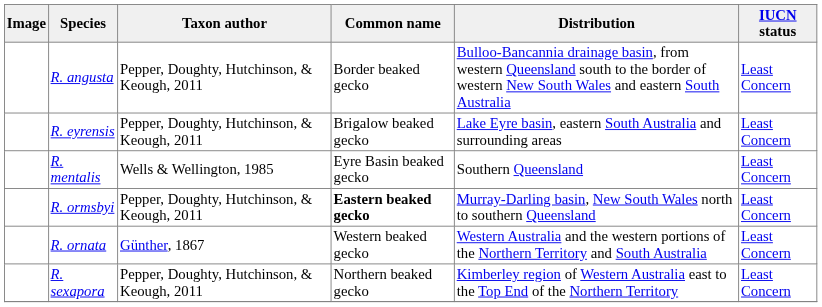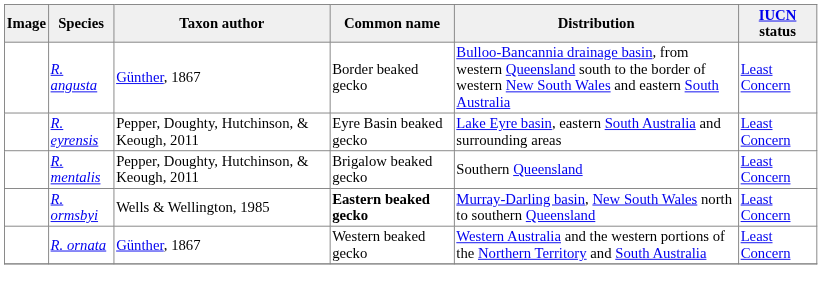(216, 77) Pepper, Doughty, Hutchinson, & Keough, 2011 -> (158, 77) Günther, 1867
(384, 131) Brigalow beaked gecko -> (387, 131) Eyre Basin beaked gecko
(197, 169) Wells & Wellington, 1985 -> (212, 169) Pepper, Doughty, Hutchinson, & Keough, 2011
(389, 169) Eyre Basin beaked gecko -> (382, 169) Brigalow beaked gecko
(216, 207) Pepper, Doughty, Hutchinson, & Keough, 2011 -> (193, 207) Wells & Wellington, 1985
- row: (78, 282)
